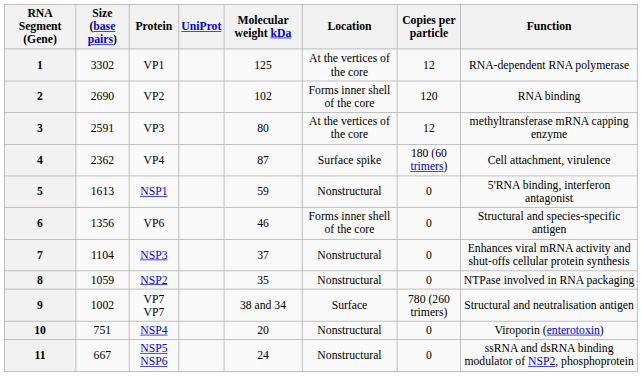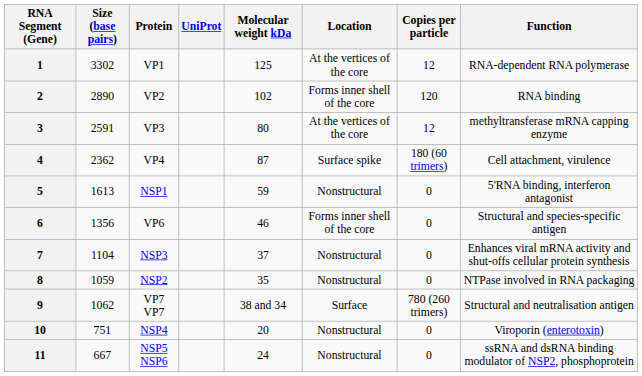(102, 96) 2690 -> (102, 96) 2890
(102, 305) 1002 -> (102, 305) 1062
